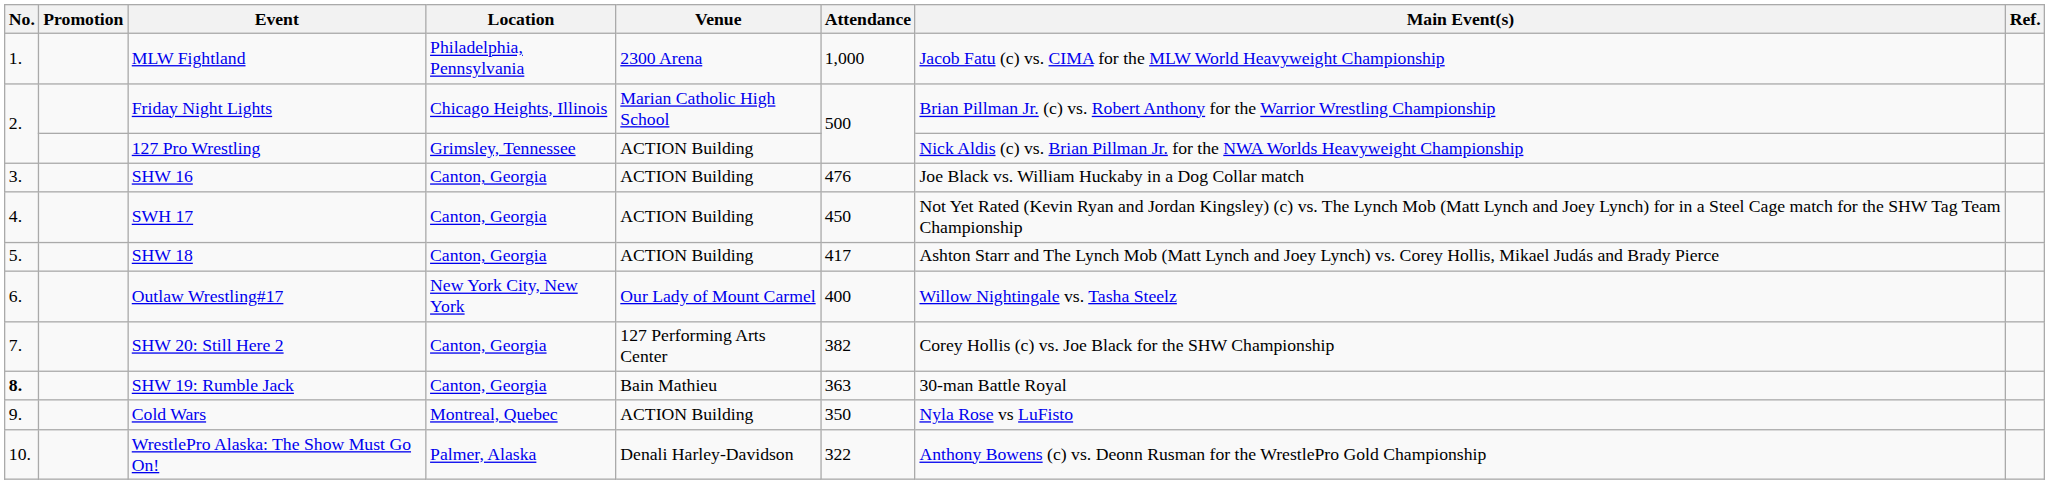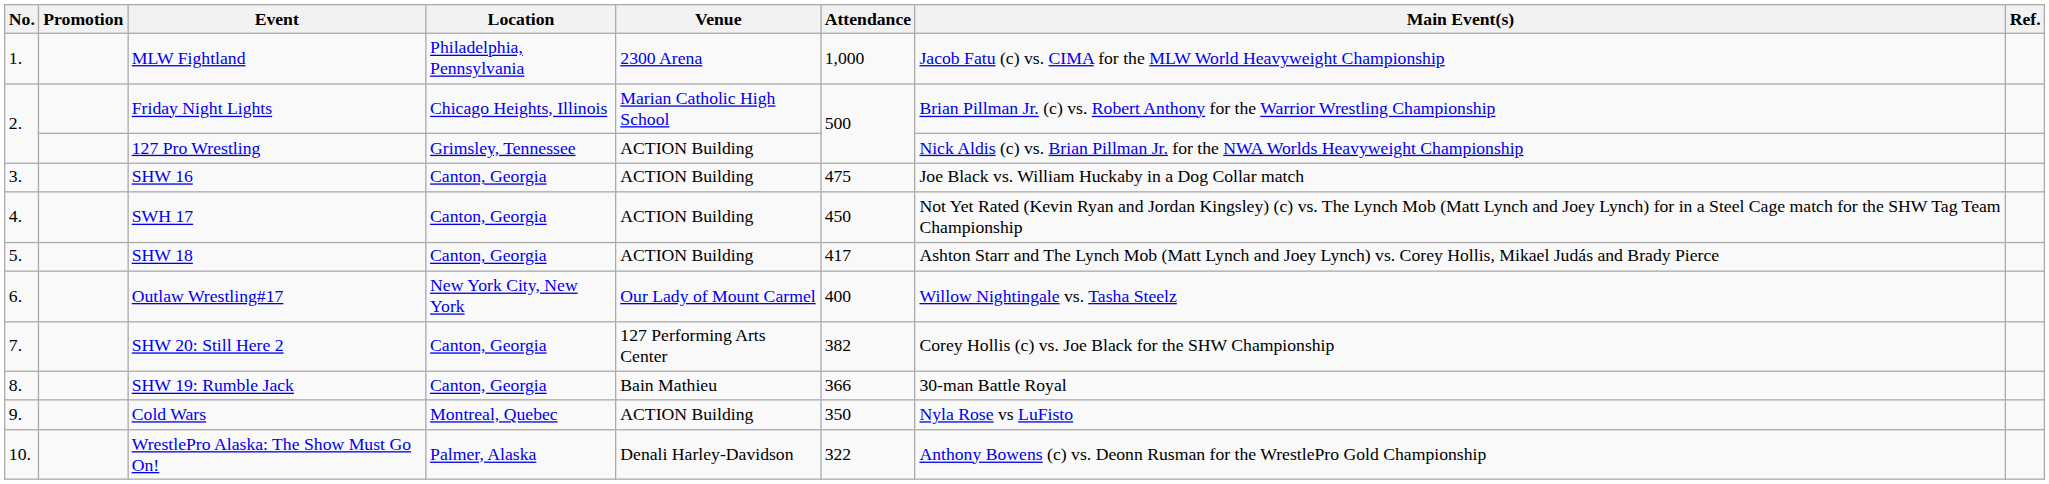(838, 176) 476 -> (838, 176) 475
(15, 385) bold -> (15, 385) normal
(838, 385) 363 -> (838, 385) 366
